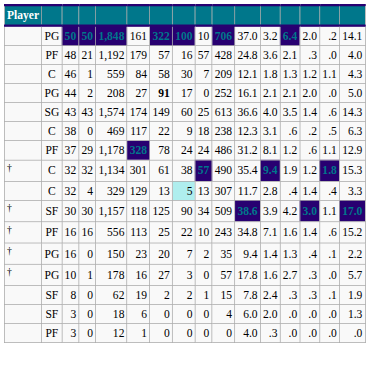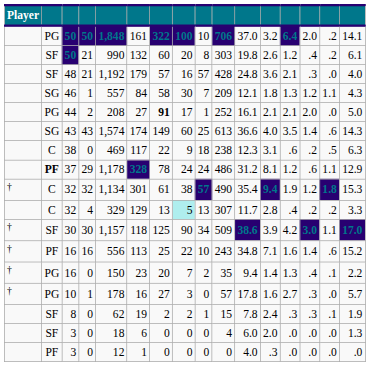+ row: (70, 55)
(52, 55) PF -> (52, 74) SF
(52, 74) C -> (52, 93) SG
(116, 74) 559 -> (116, 93) 557
(206, 93) 0 -> (206, 112) 1
(52, 150) normal -> (52, 169) bold
(310, 191) 1.4 -> (313, 210) .2
(332, 191) .4 -> (332, 210) .2
